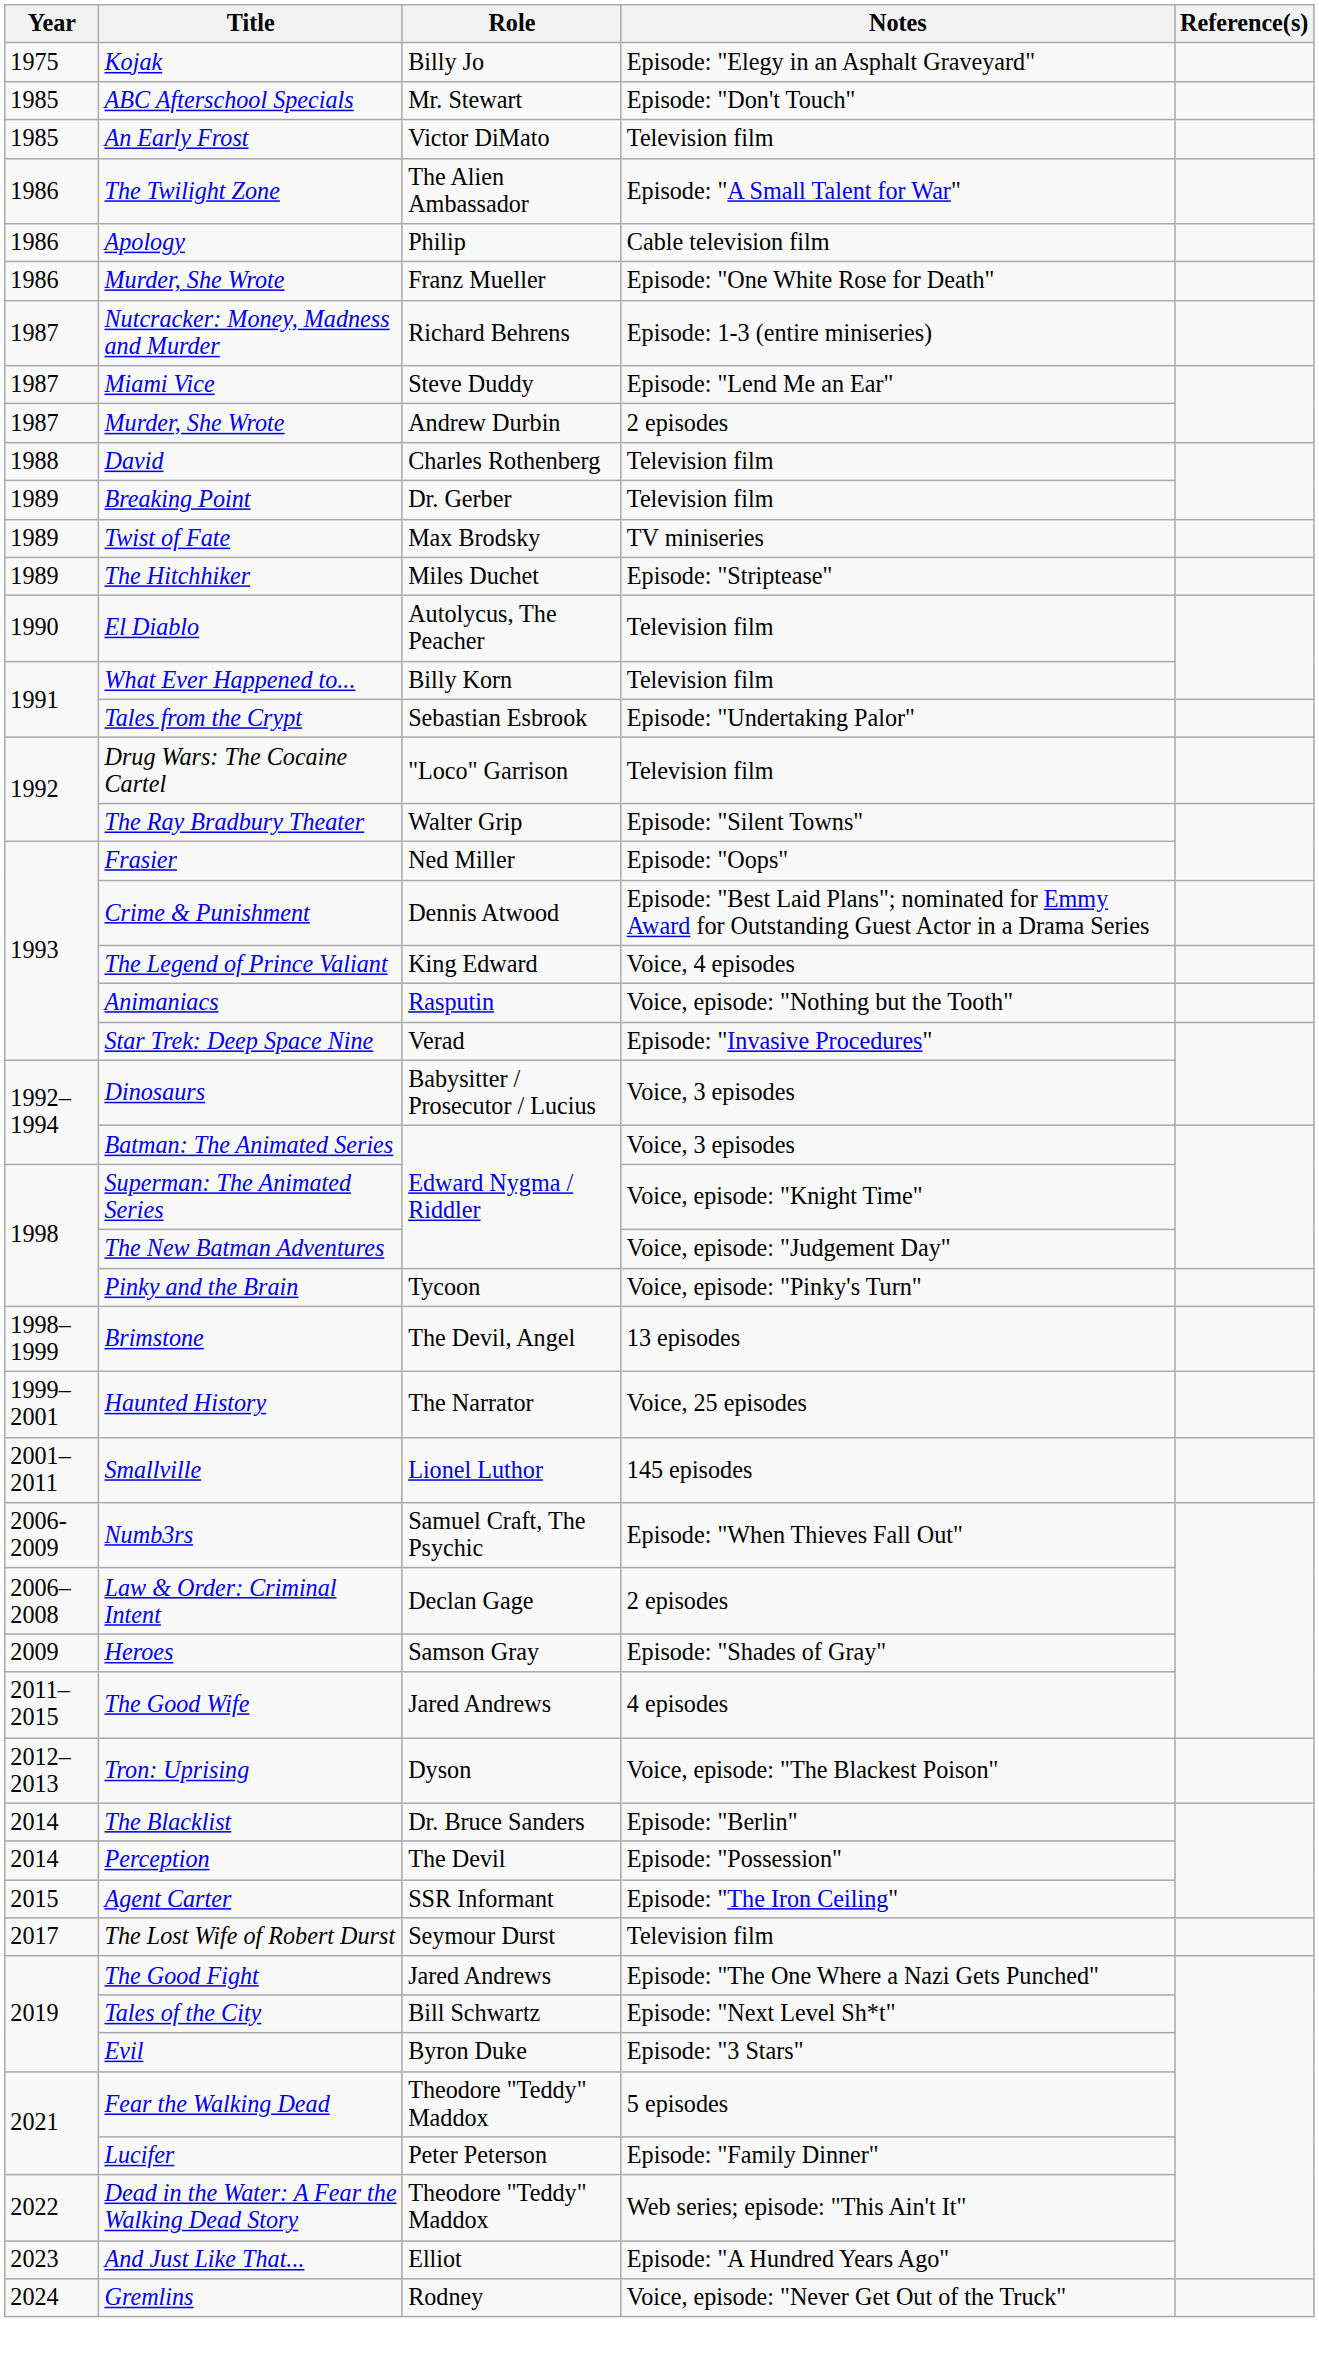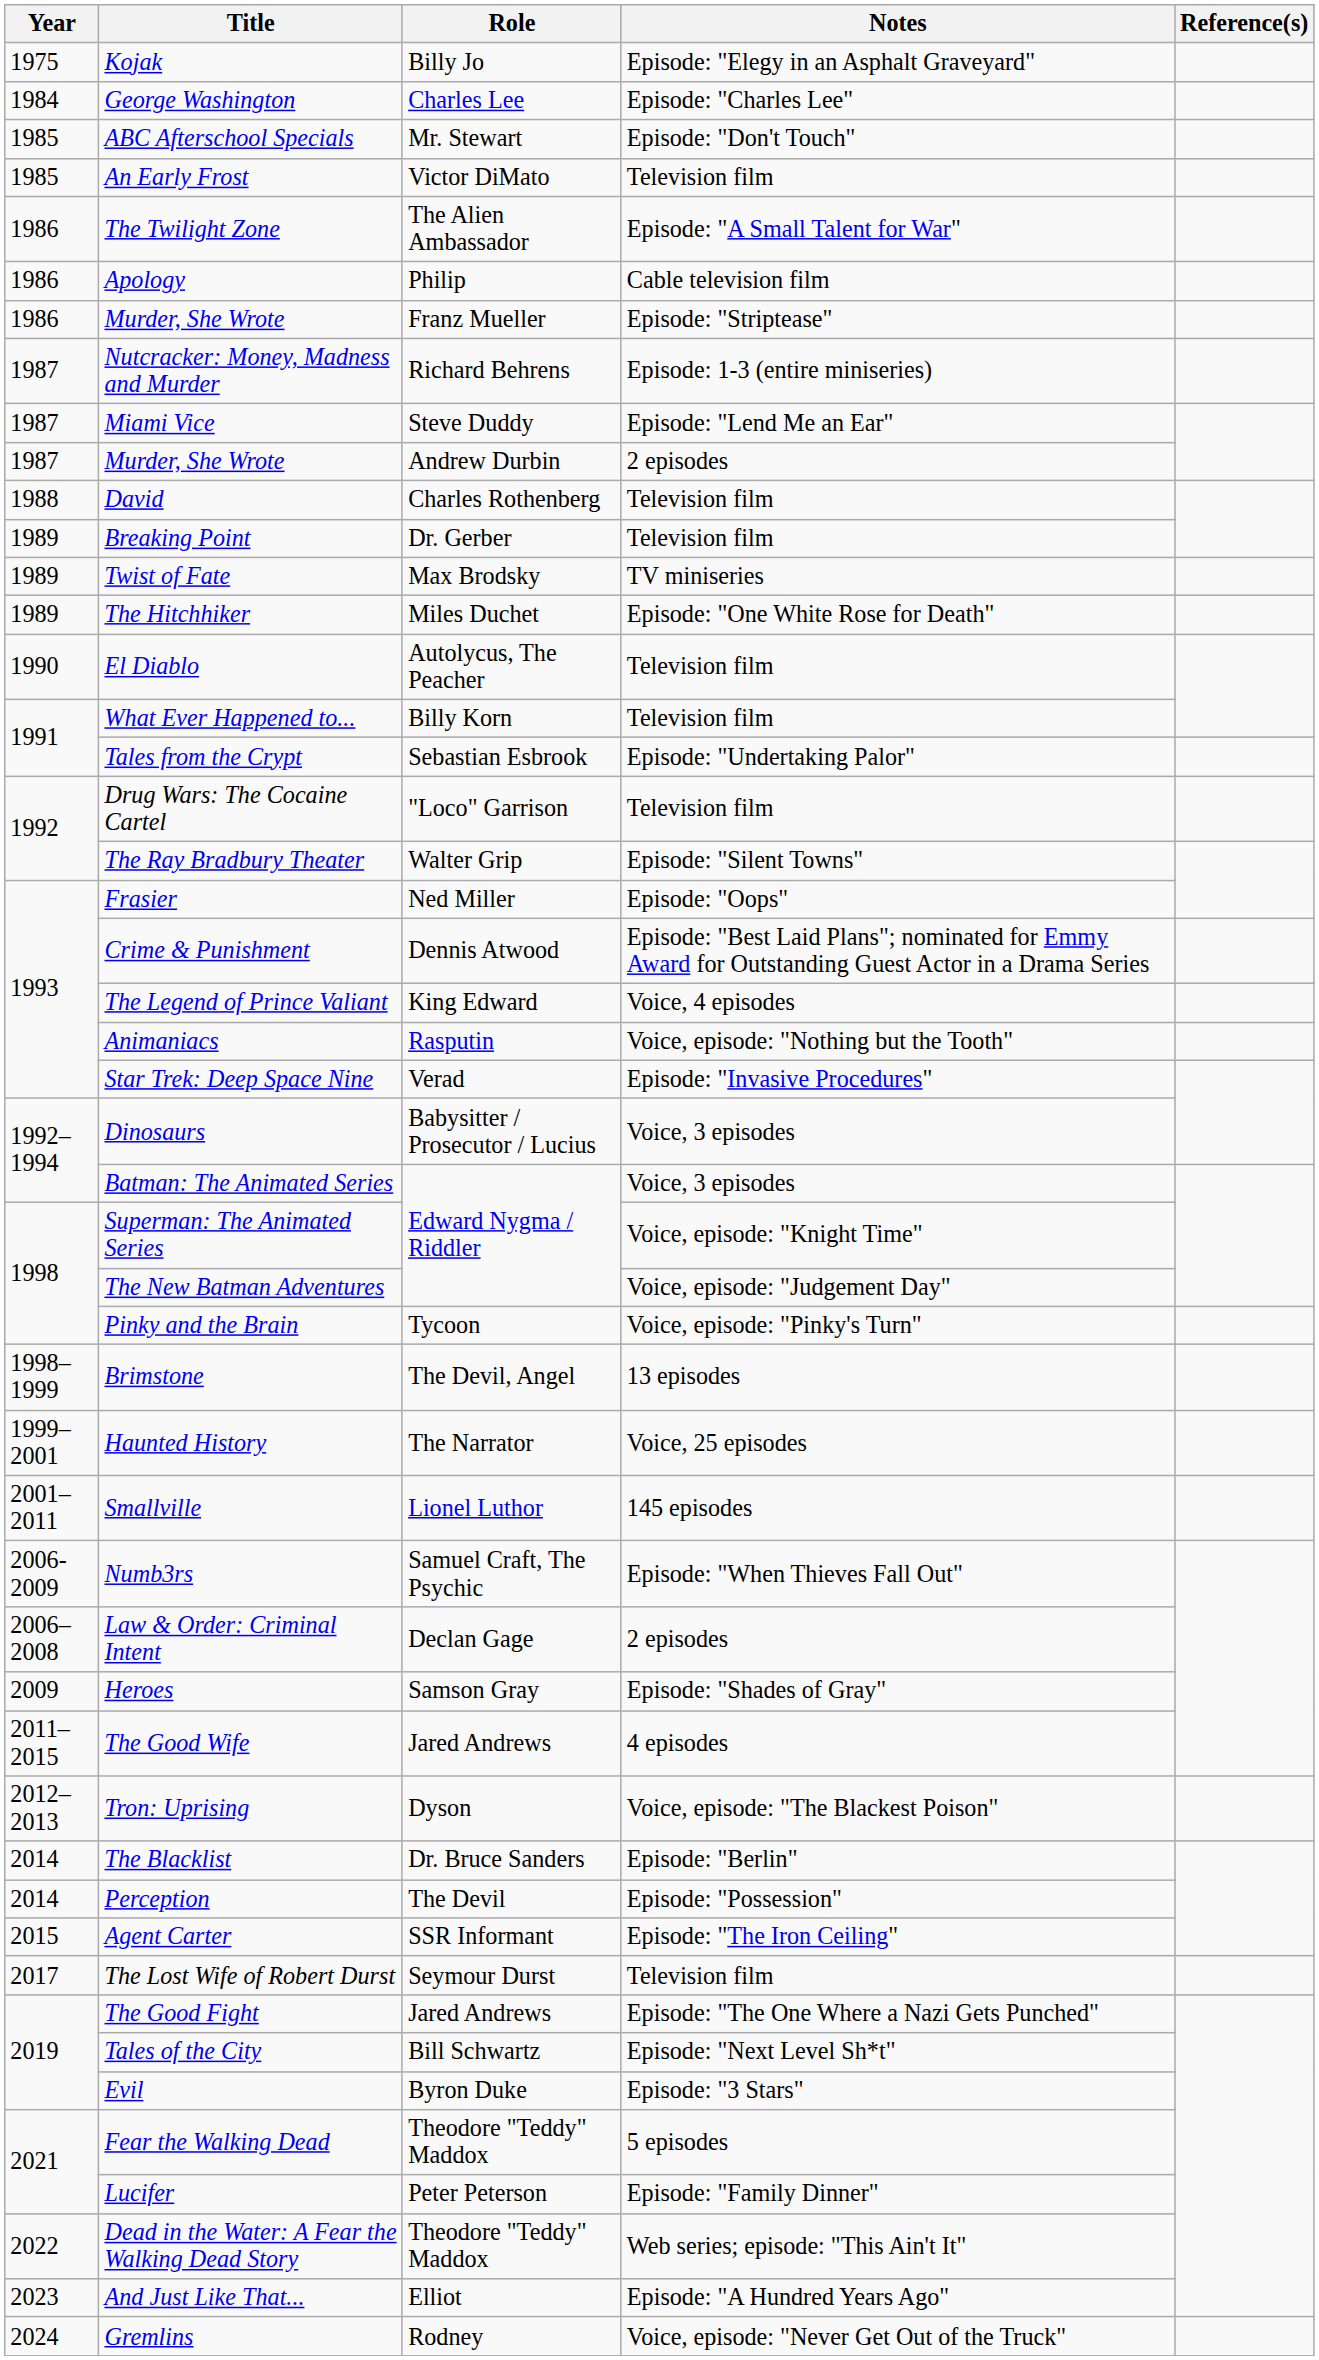+ row: (200, 100)
(811, 280) Episode: "One White Rose for Death" -> (730, 319) Episode: "Striptease"
(730, 576) Episode: "Striptease" -> (811, 614) Episode: "One White Rose for Death"
